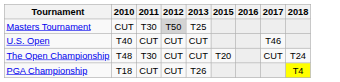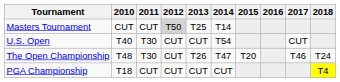+ column: (223, 12)
(149, 27) T30 -> (149, 27) CUT
(149, 41) CUT -> (149, 41) T30
(273, 41) T46 -> (298, 41) CUT
(198, 56) CUT -> (198, 56) T26
(273, 56) CUT -> (298, 56) T46
(198, 71) T26 -> (198, 71) CUT
